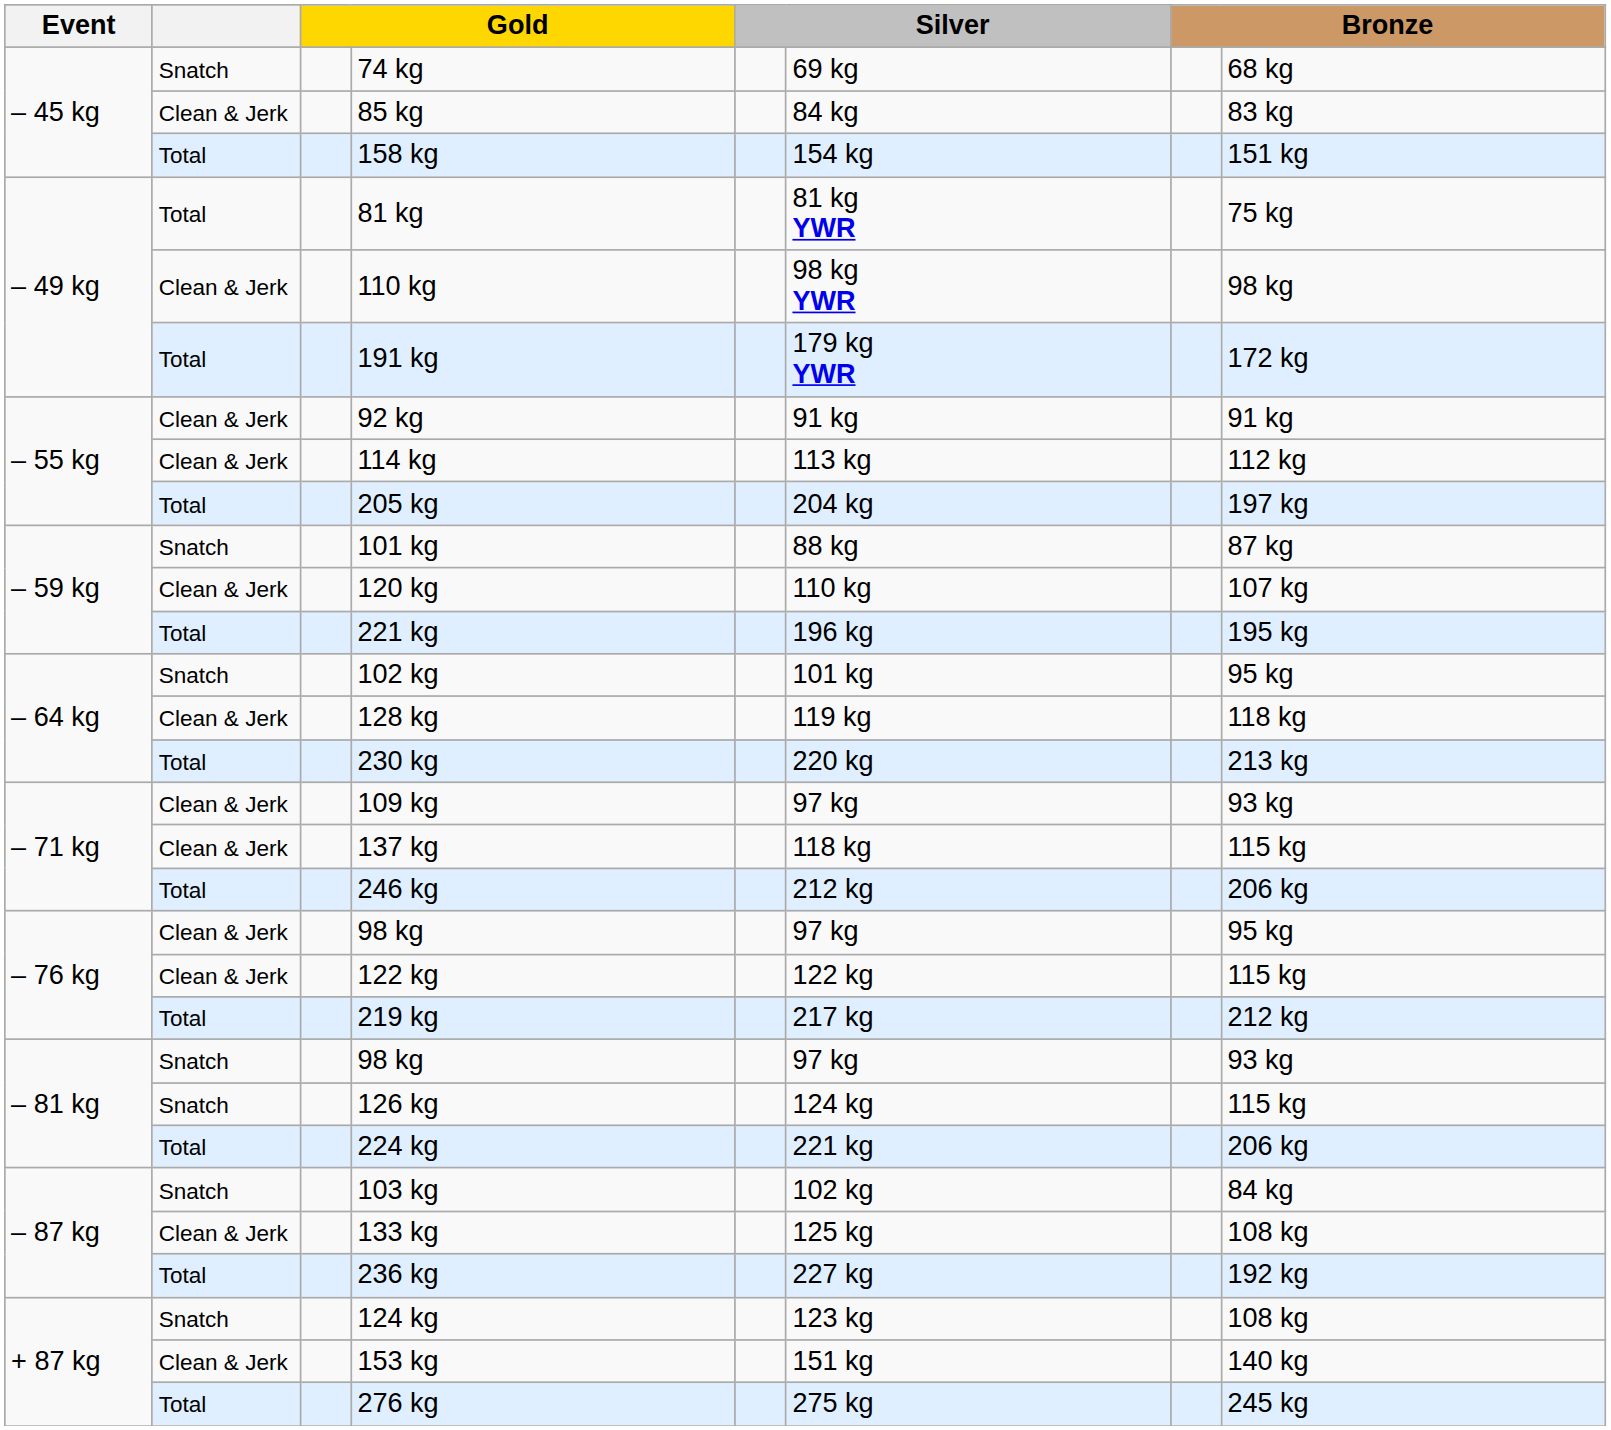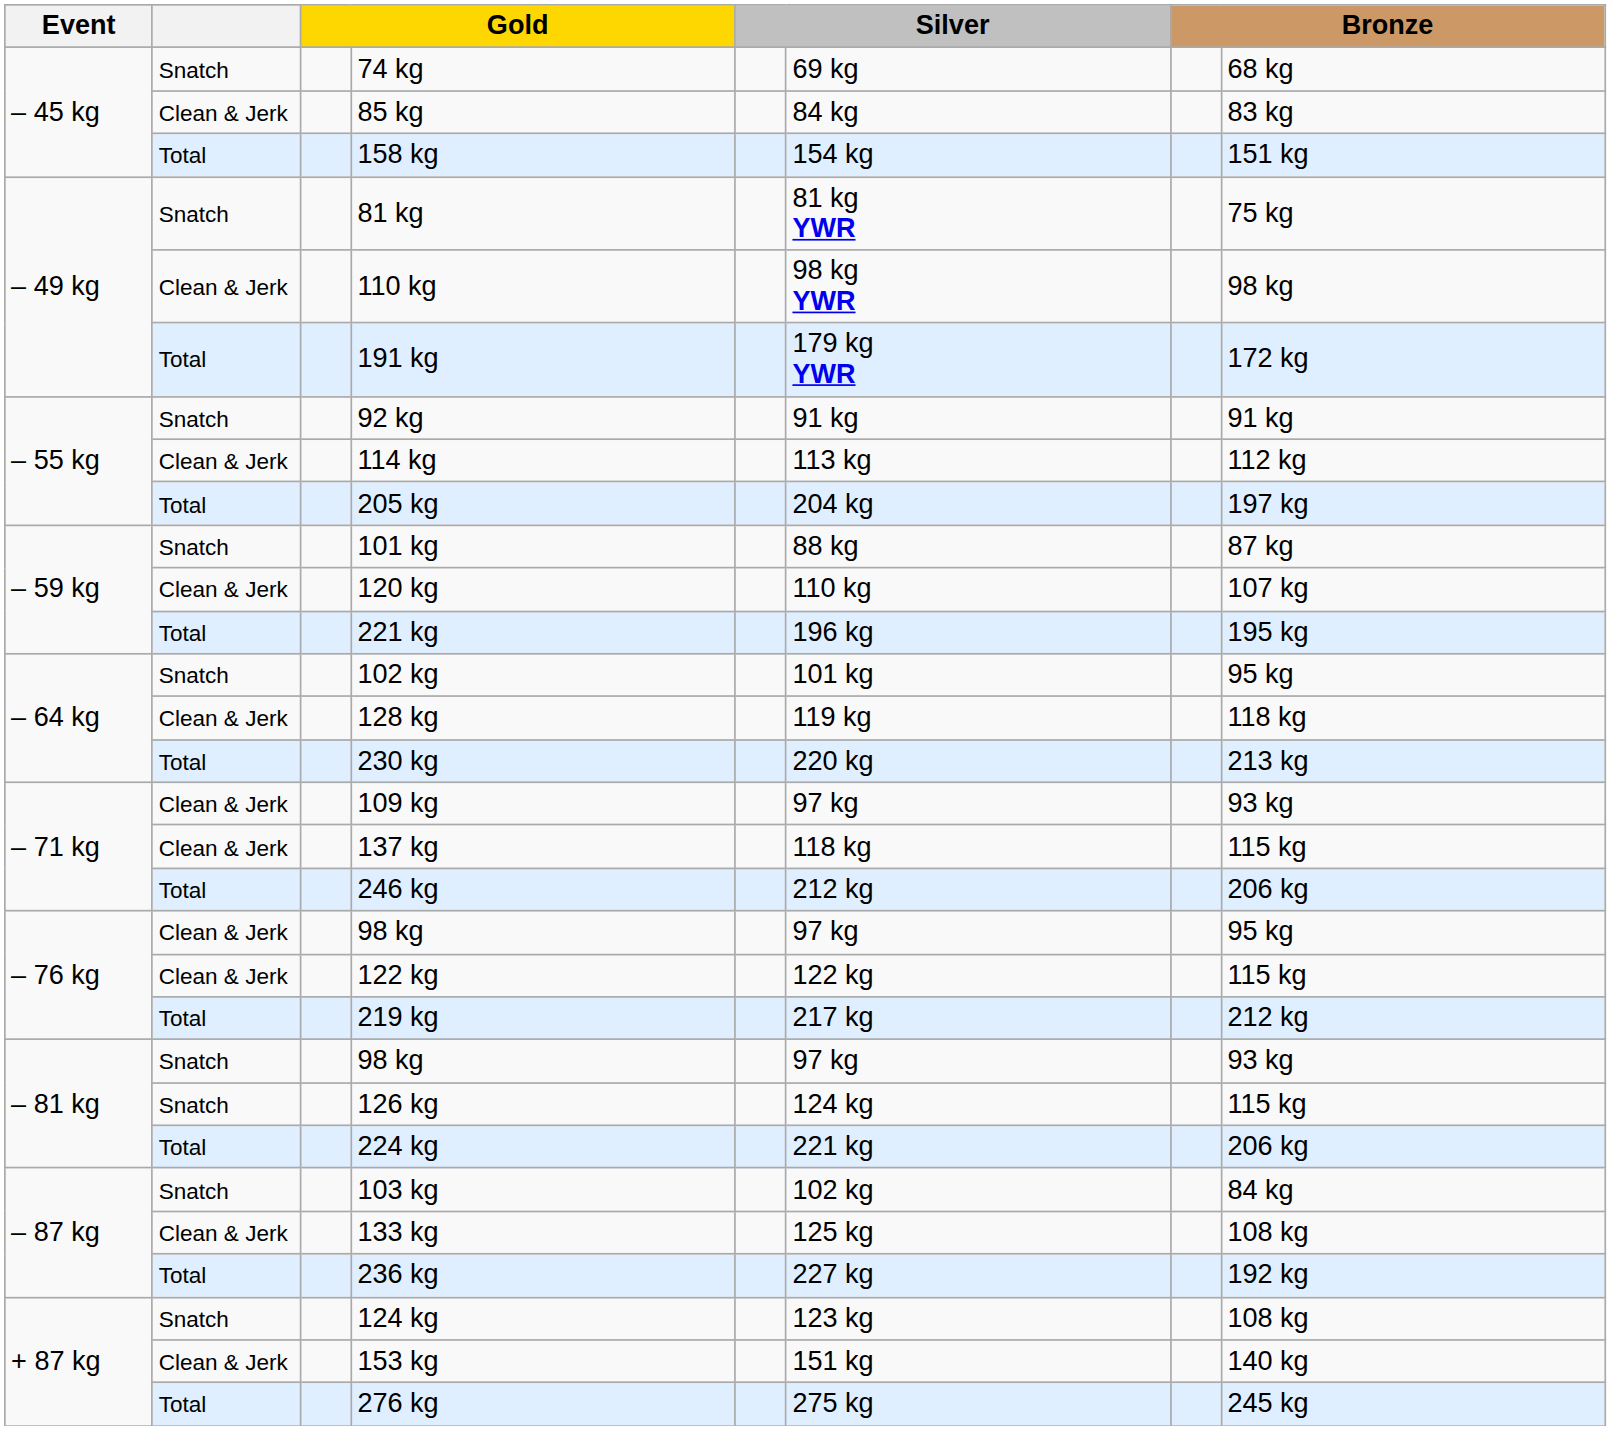(183, 214) Total -> (194, 214) Snatch
(223, 419) Clean & Jerk -> (194, 419) Snatch
